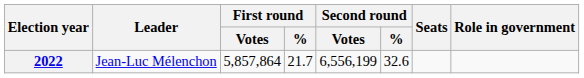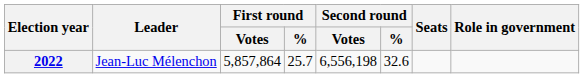(300, 61) 21.7 -> (300, 61) 25.7
(348, 61) 6,556,199 -> (348, 61) 6,556,198
